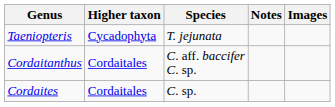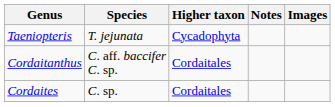columns swapped: (206, 14) <-> (124, 14)
